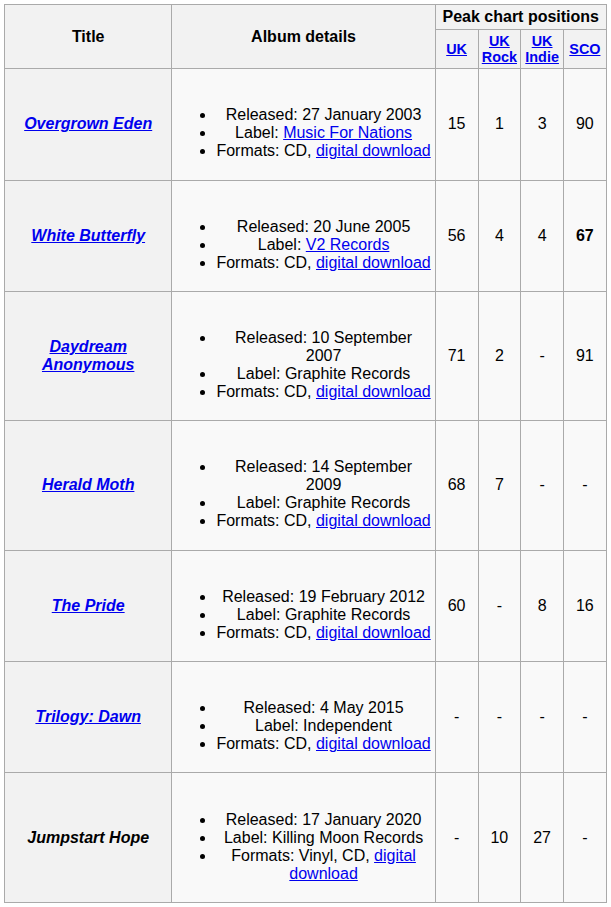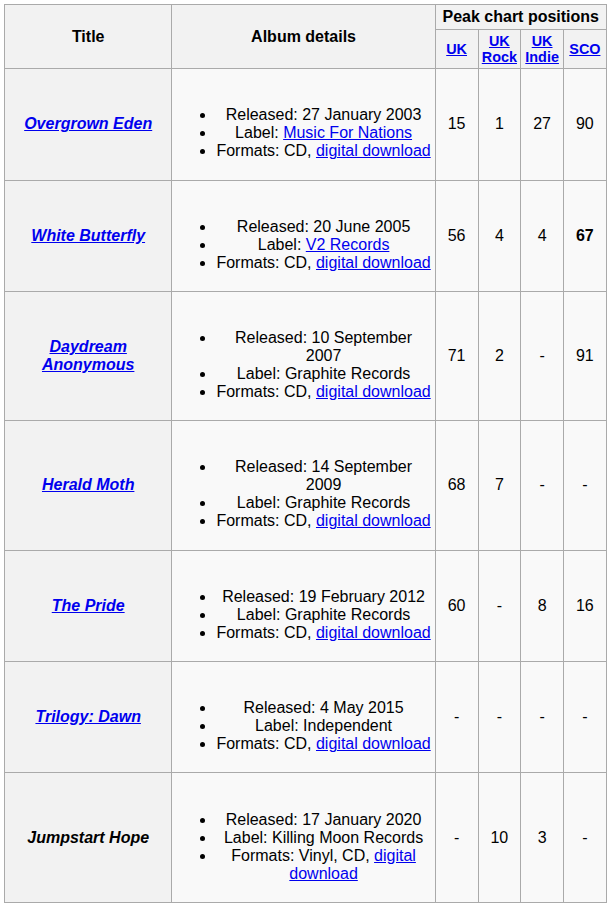(542, 124) 3 -> (542, 124) 27
(542, 837) 27 -> (542, 837) 3
